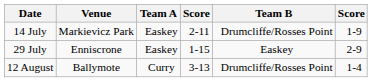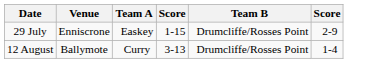- row: (30, 31)
(274, 49) Easkey -> (250, 31) Drumcliffe/Rosses Point
